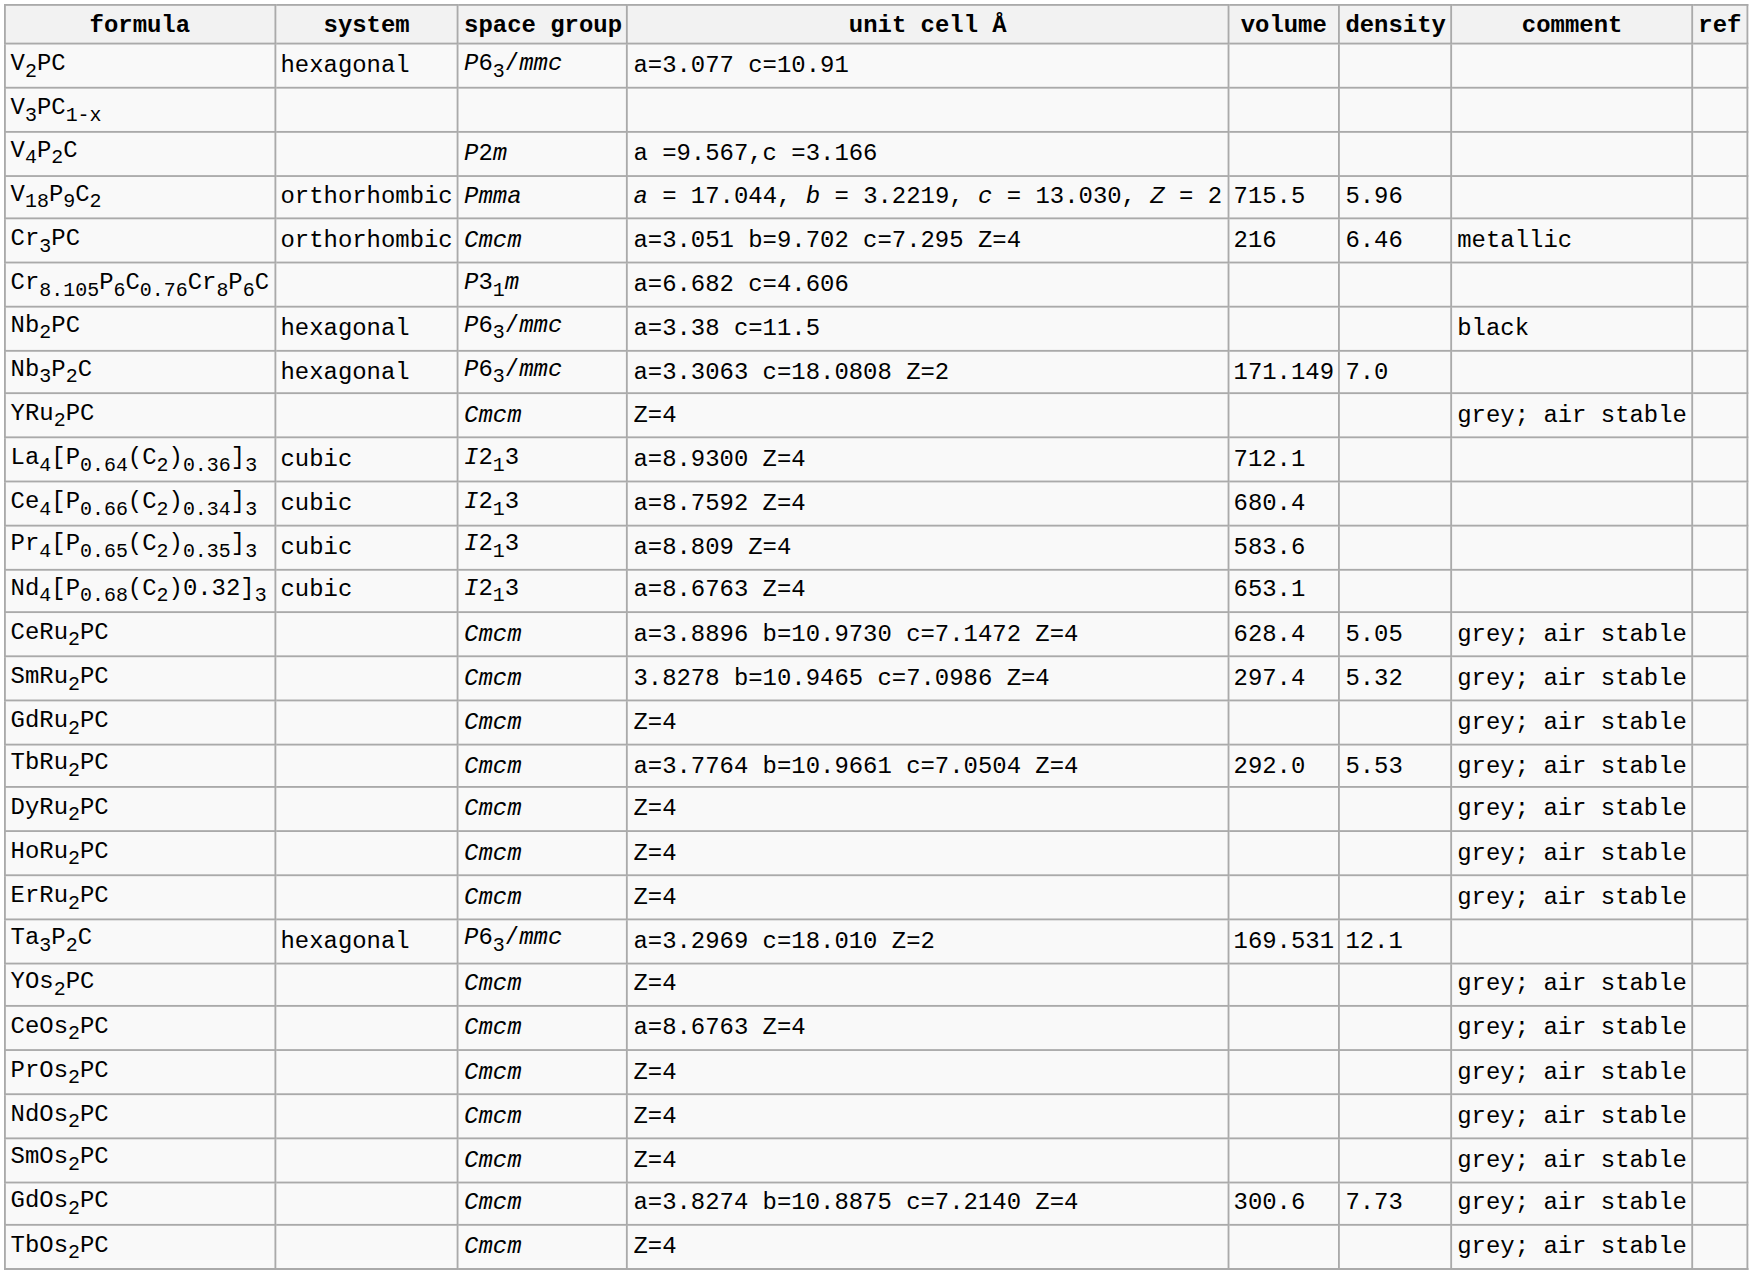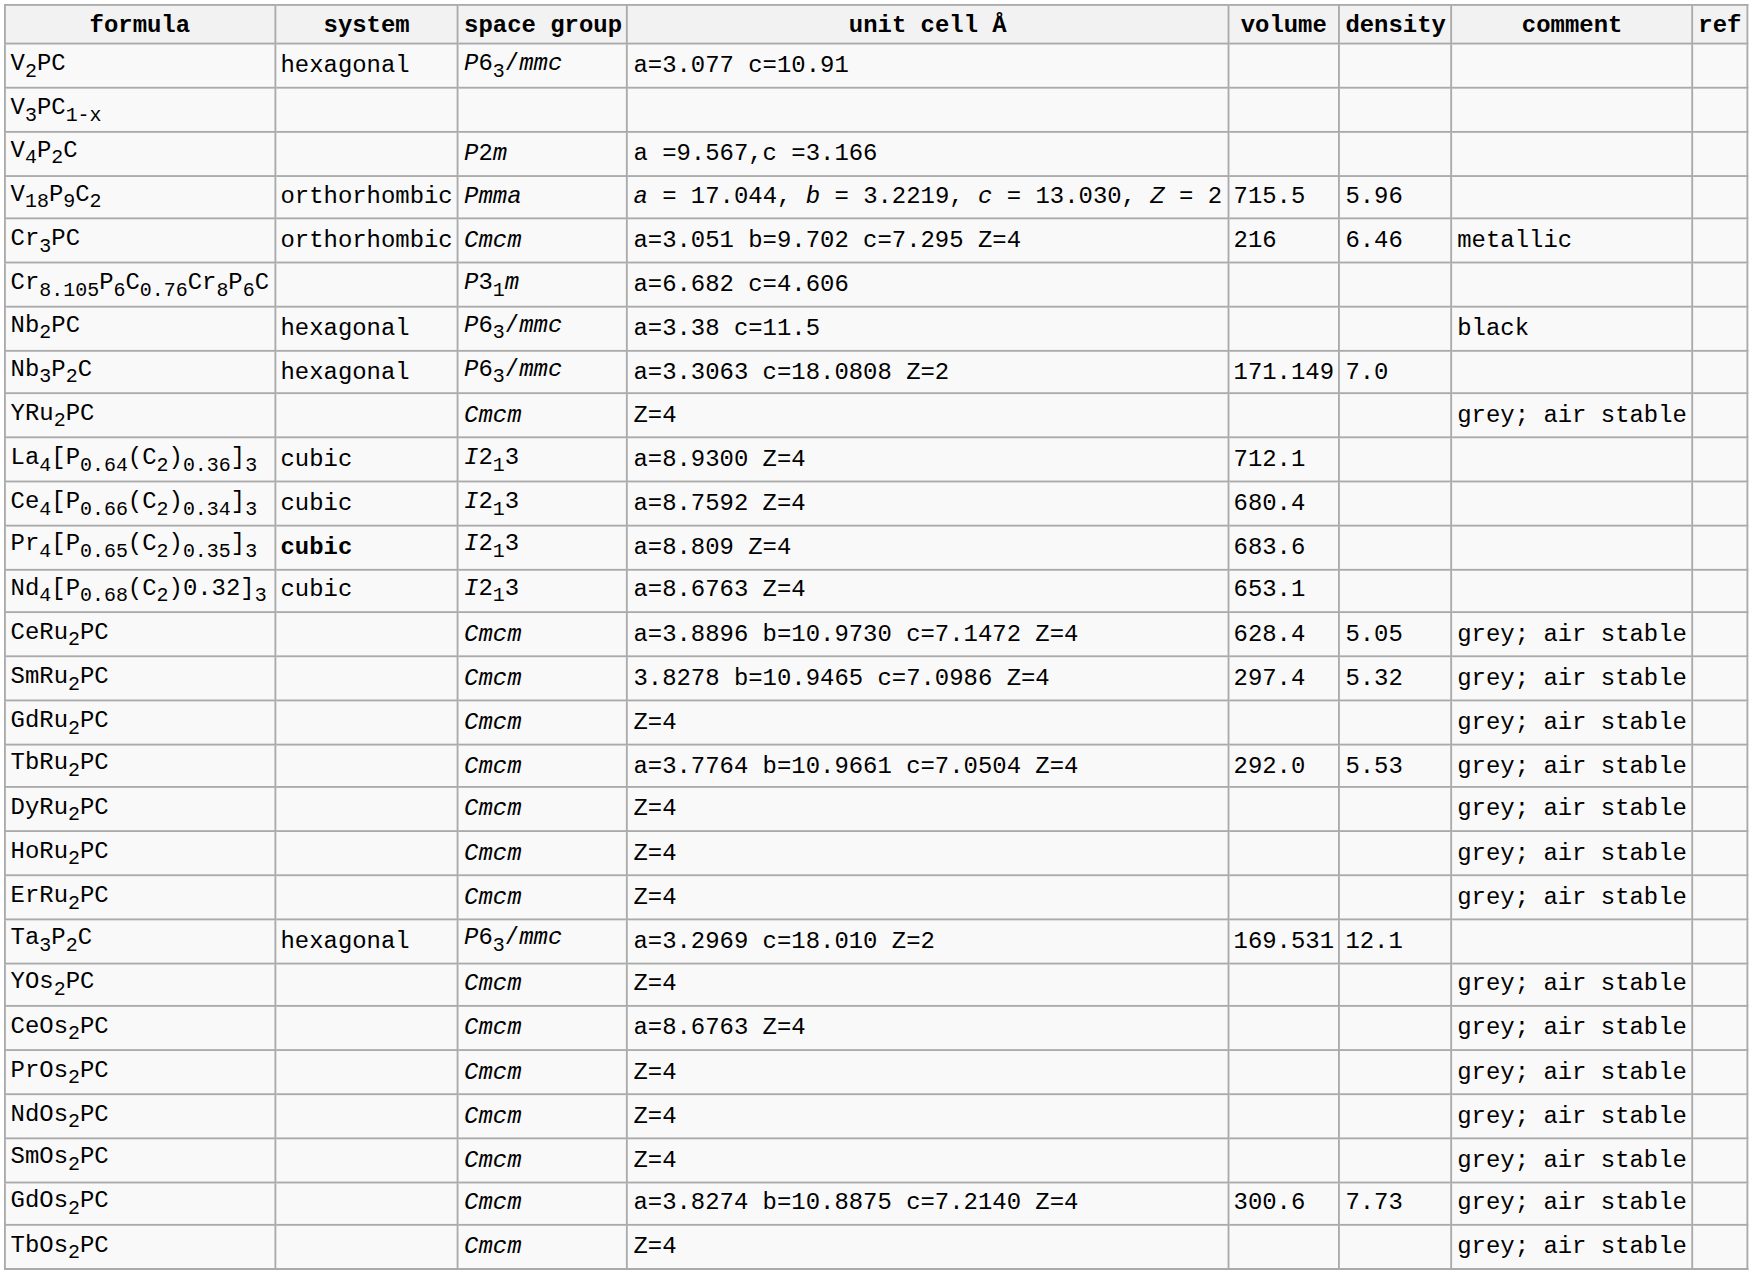(316, 547) normal -> (316, 547) bold
(1269, 547) 583.6 -> (1269, 547) 683.6
